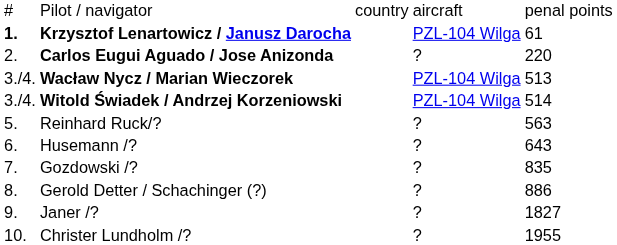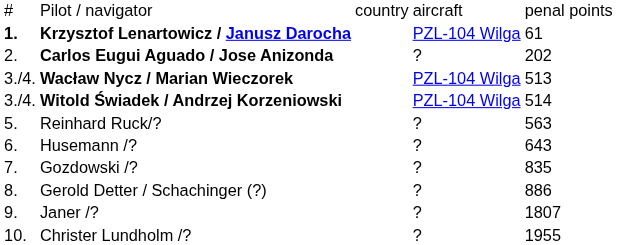(538, 56) 220 -> (538, 56) 202
(543, 213) 1827 -> (543, 213) 1807
